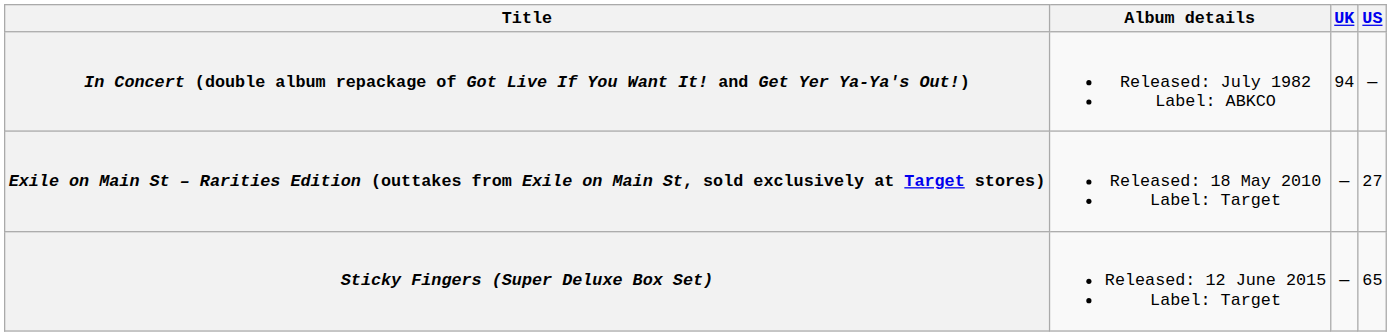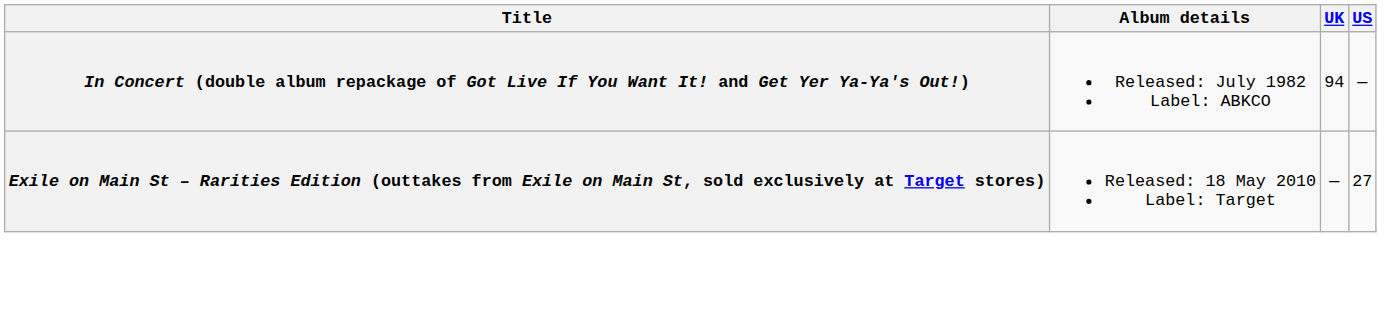- row: (527, 281)
